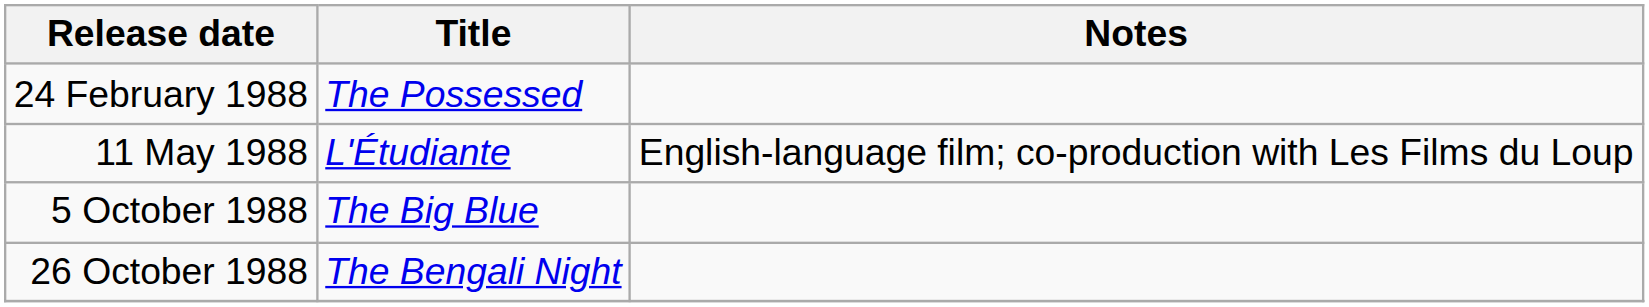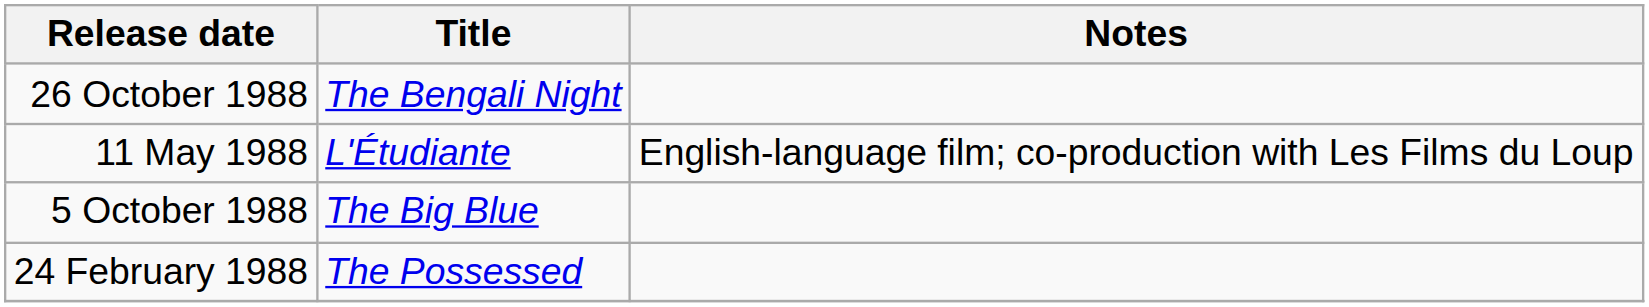rows swapped: (161, 93) <-> (169, 270)
